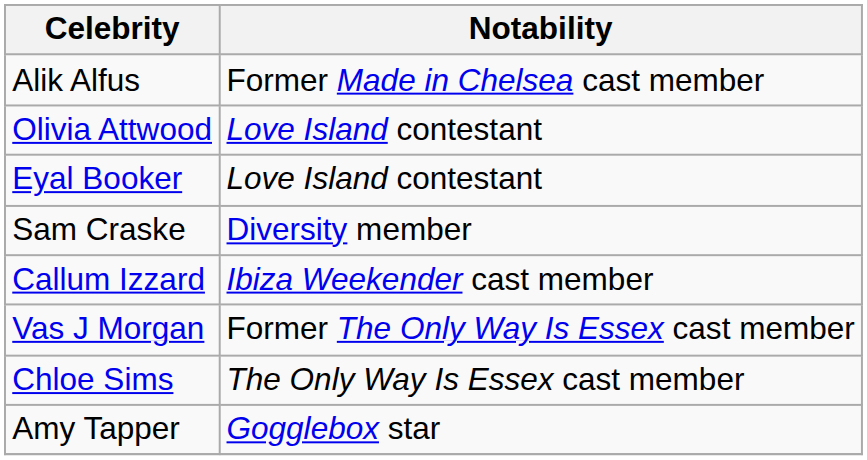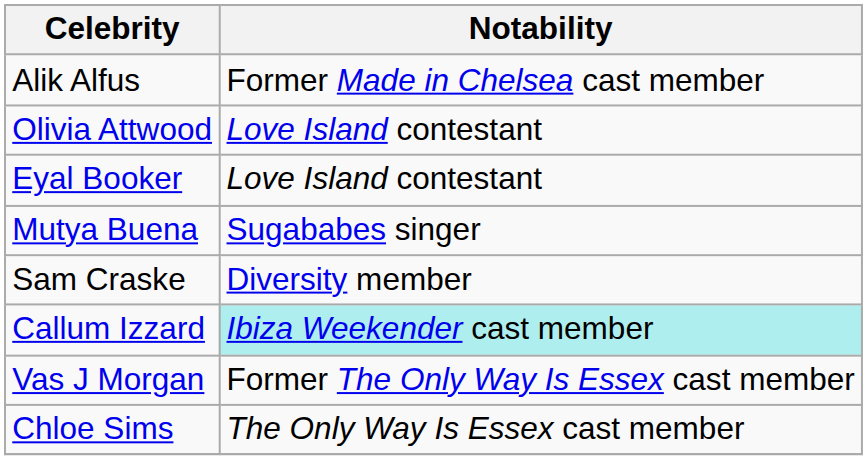+ row: (105, 229)
(440, 279) no background -> (440, 329) paleturquoise background
- row: (96, 429)
